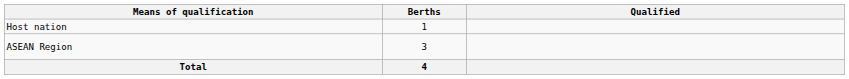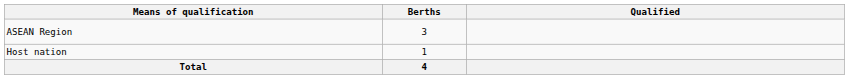rows swapped: (37, 27) <-> (39, 47)
